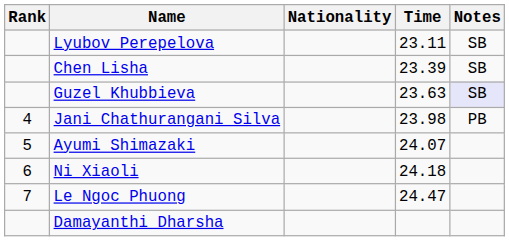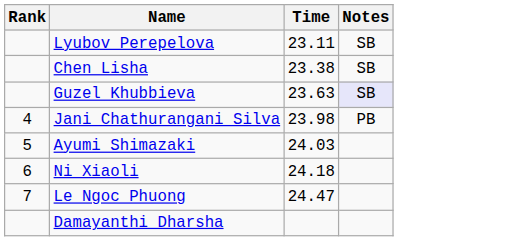- column: (340, 17)
(423, 69) 23.39 -> (311, 69) 23.38
(423, 146) 24.07 -> (311, 146) 24.03
